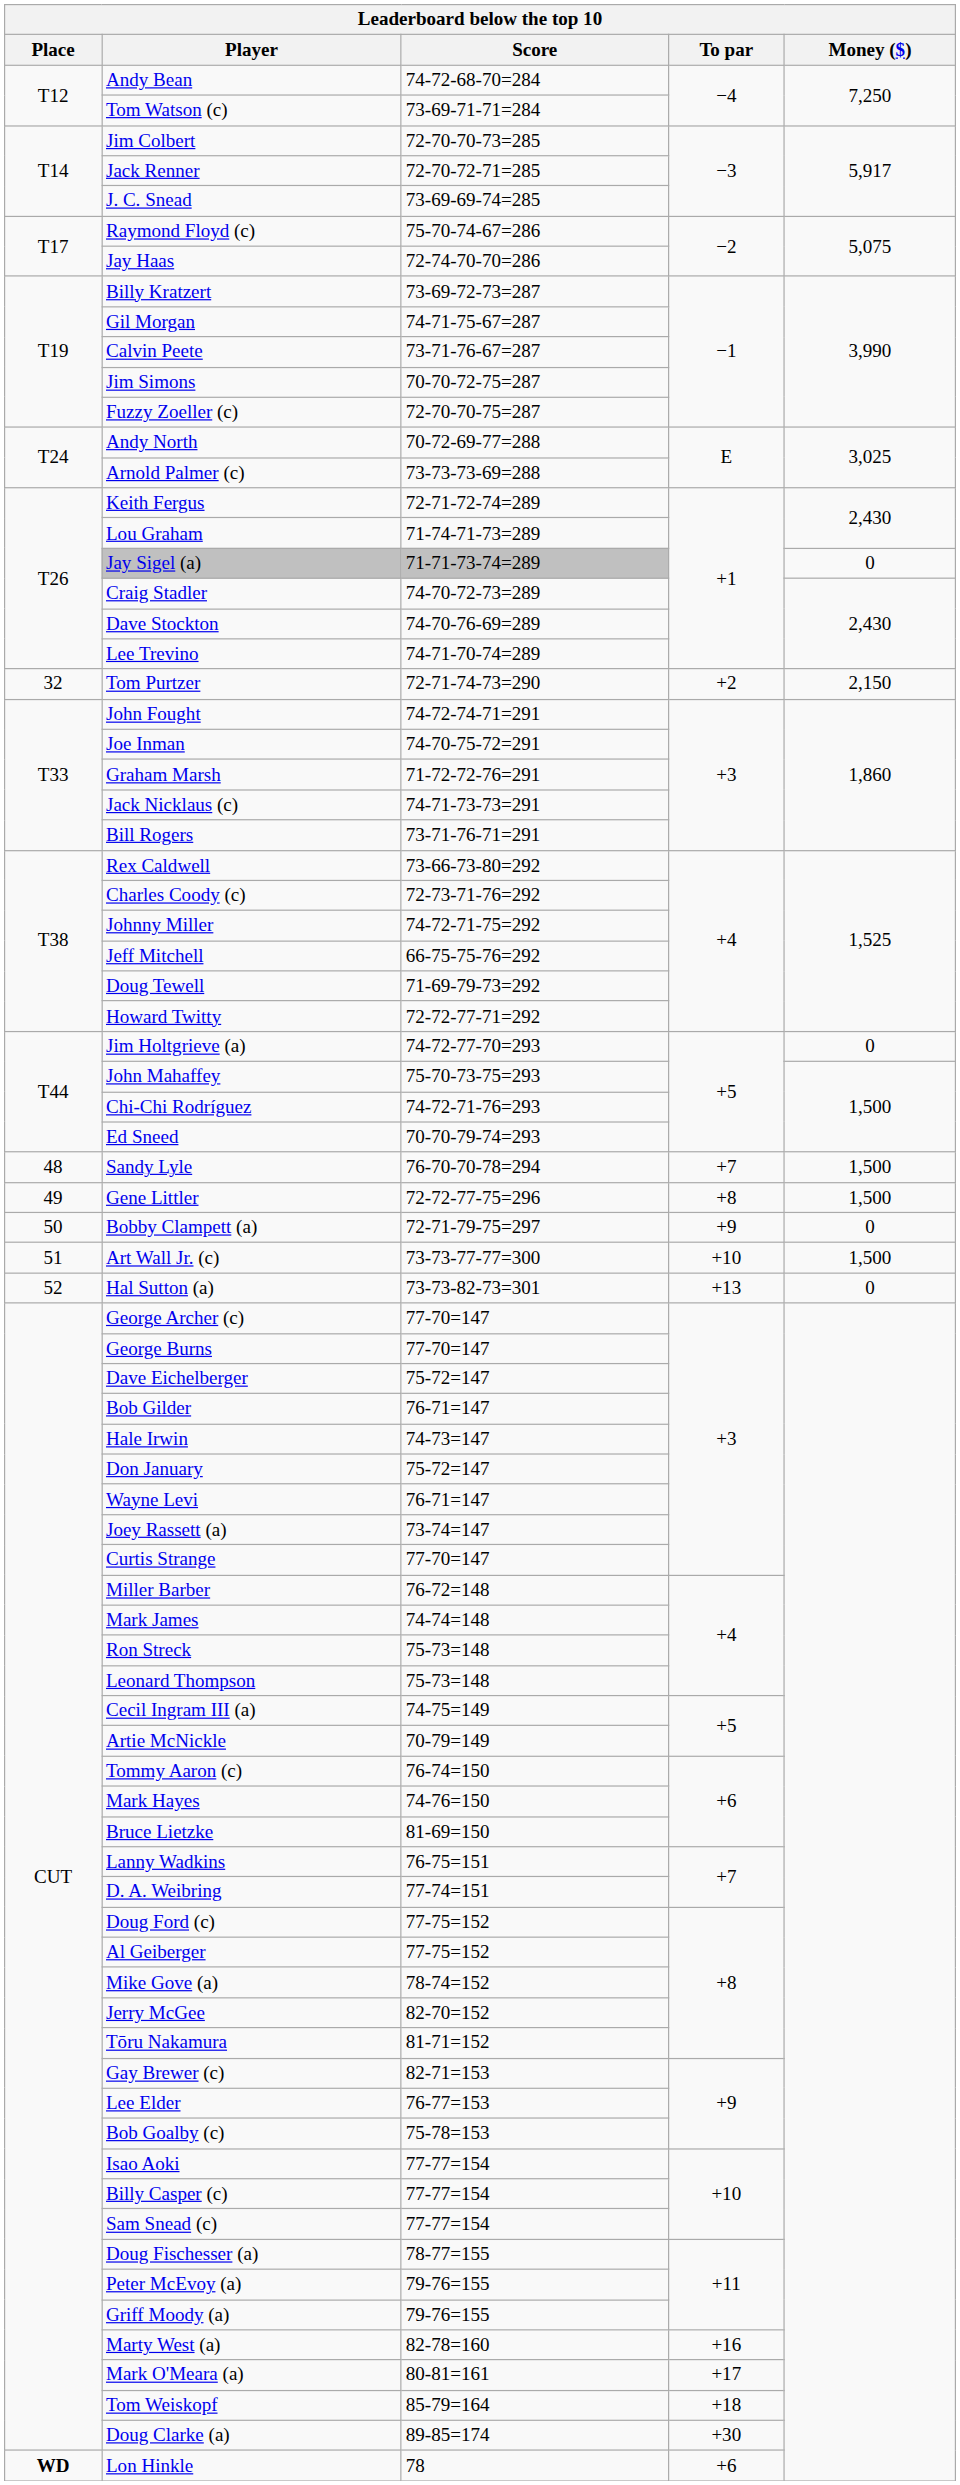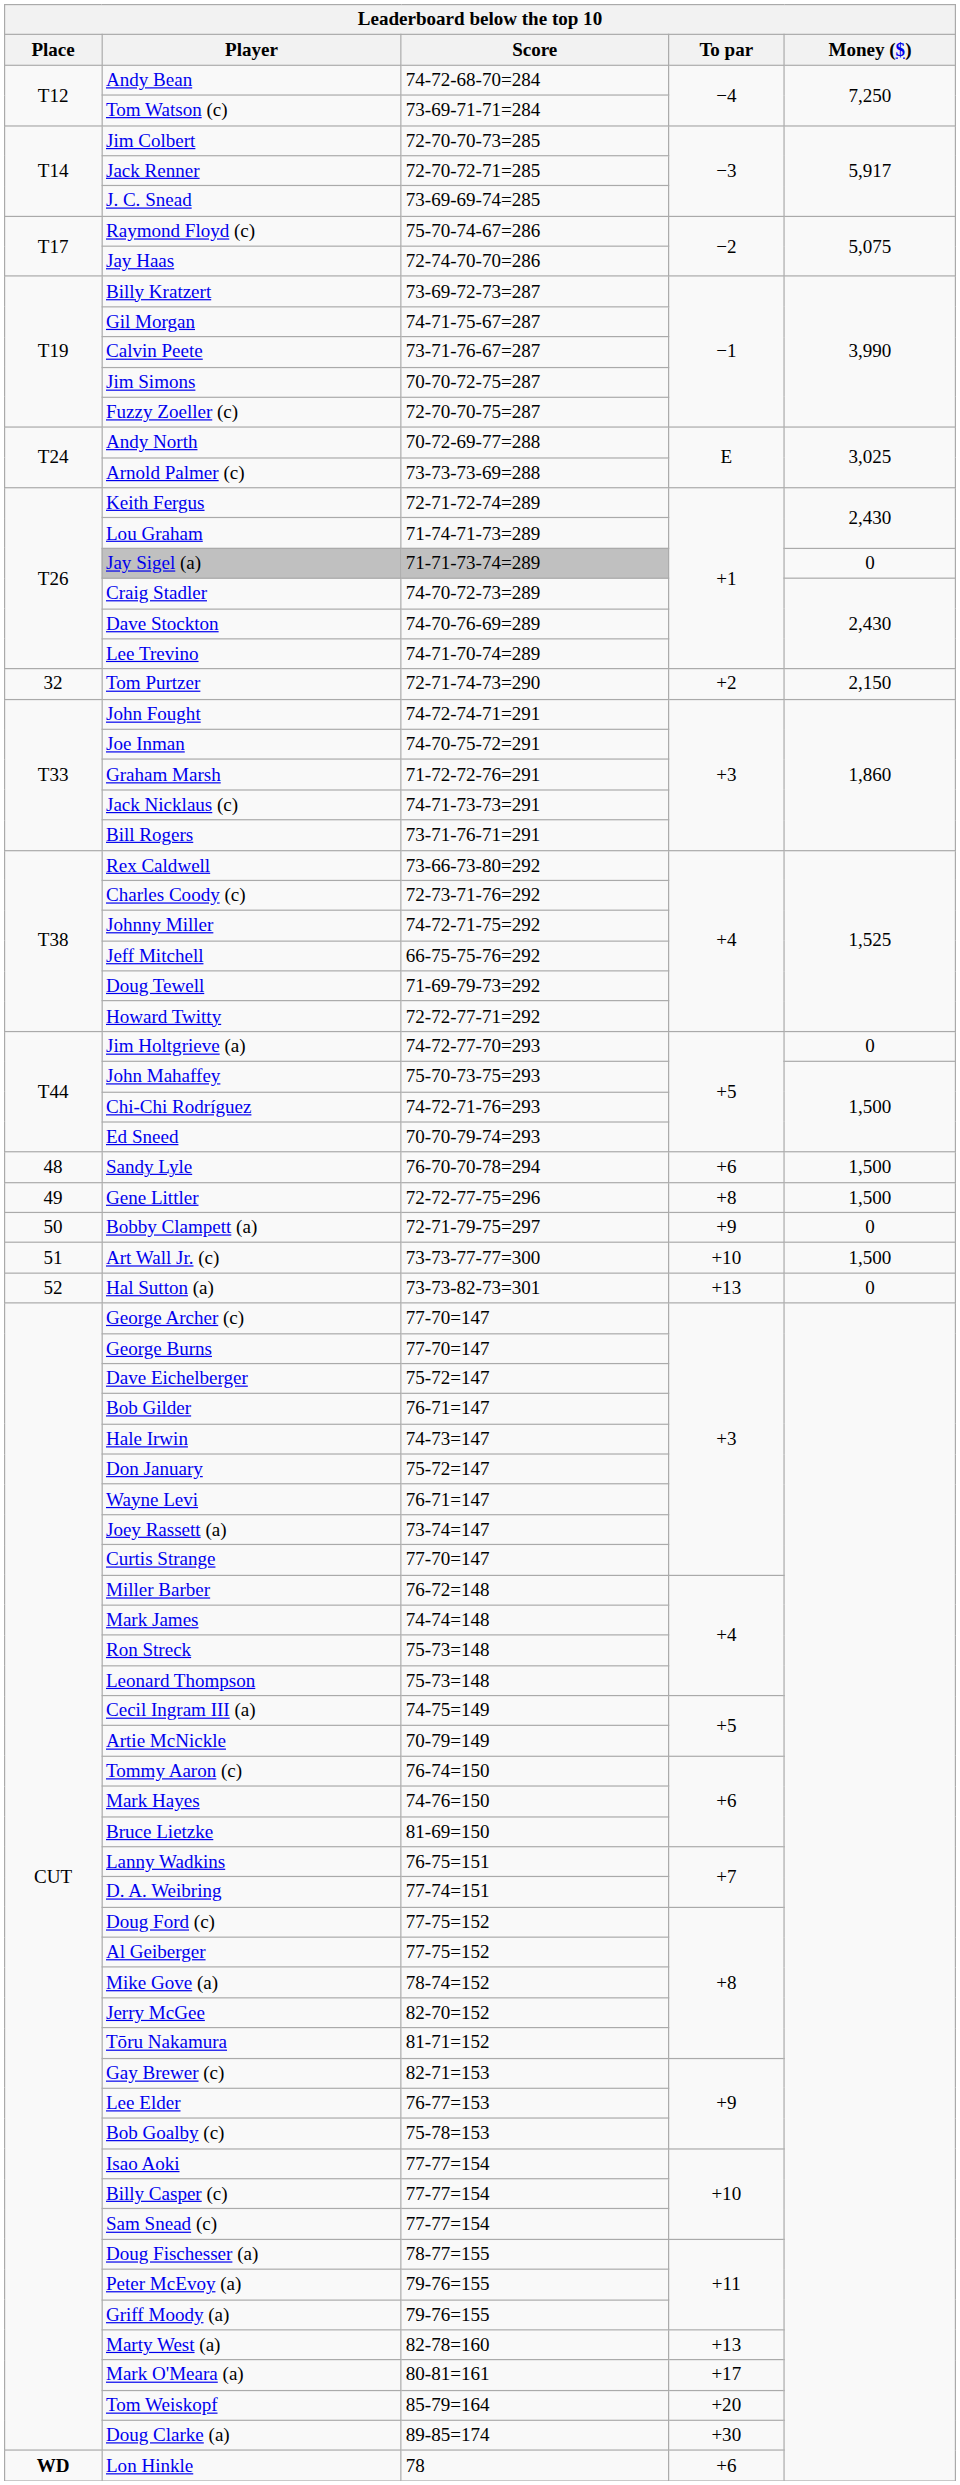(726, 1167) +7 -> (726, 1167) +6
(726, 2344) +16 -> (726, 2344) +13
(726, 2405) +18 -> (726, 2405) +20
